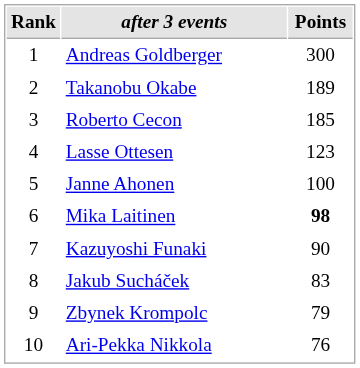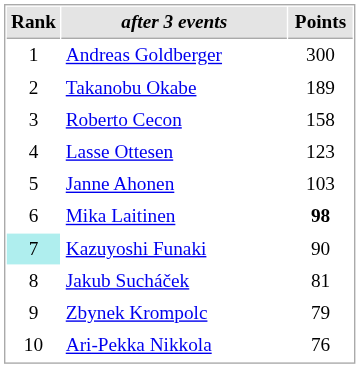(321, 120) 185 -> (321, 120) 158
(321, 184) 100 -> (321, 184) 103
(33, 248) no background -> (33, 248) paleturquoise background
(321, 280) 83 -> (321, 280) 81
